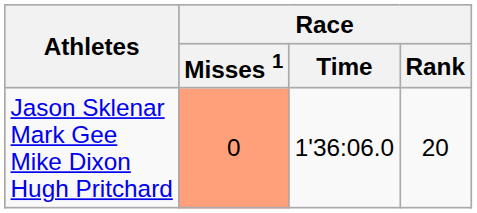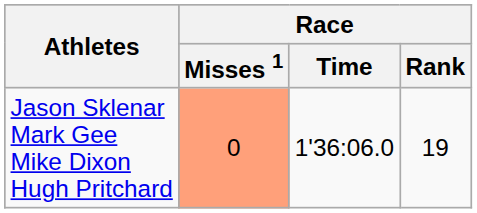(435, 148) 20 -> (435, 148) 19
